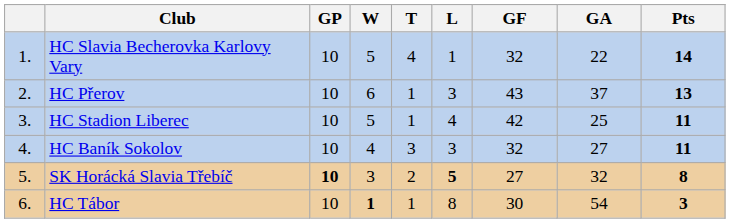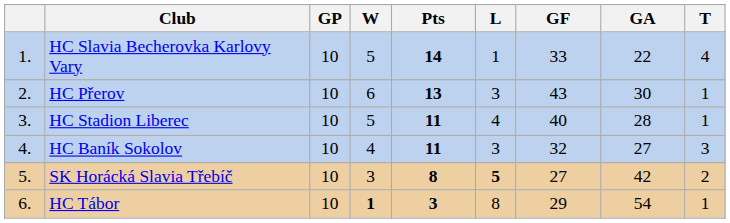columns swapped: (411, 18) <-> (683, 18)
(515, 55) 32 -> (558, 55) 33
(599, 93) 37 -> (643, 93) 30
(515, 120) 42 -> (558, 120) 40
(599, 120) 25 -> (643, 120) 28
(330, 176) bold -> (330, 176) normal
(599, 176) 32 -> (643, 176) 42
(515, 203) 30 -> (558, 203) 29
